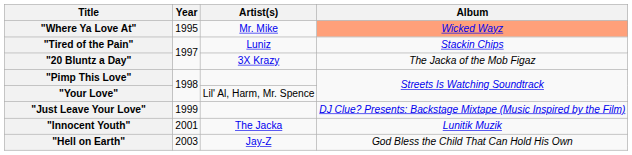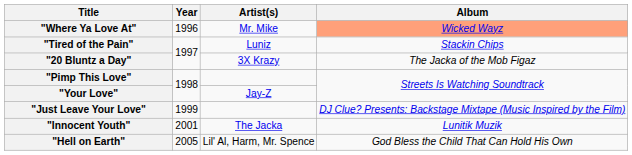(187, 28) 1995 -> (187, 28) 1996
(259, 93) Lil' Al, Harm, Mr. Spence -> (259, 93) Jay-Z
(187, 142) 2003 -> (187, 142) 2005
(259, 142) Jay-Z -> (259, 142) Lil' Al, Harm, Mr. Spence
